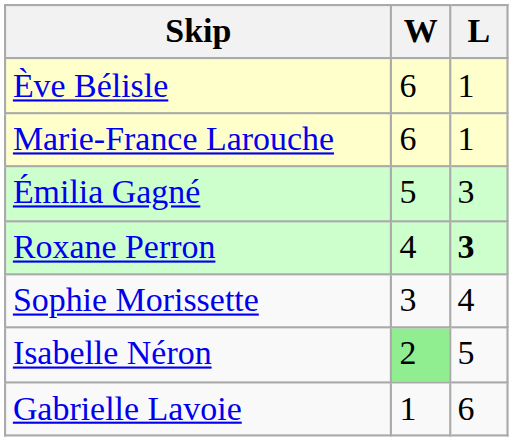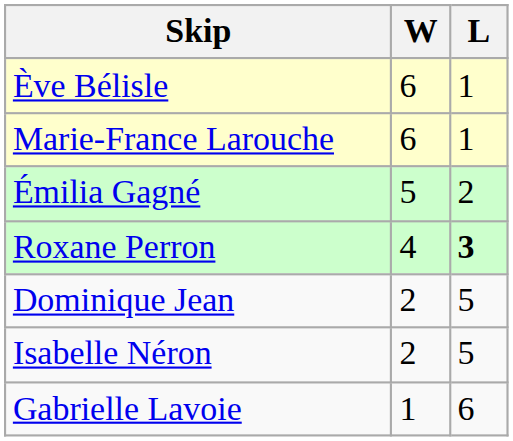(466, 192) 3 -> (466, 192) 2
- row: (136, 300)
+ row: (124, 300)
(408, 354) lightgreen background -> (408, 354) no background
